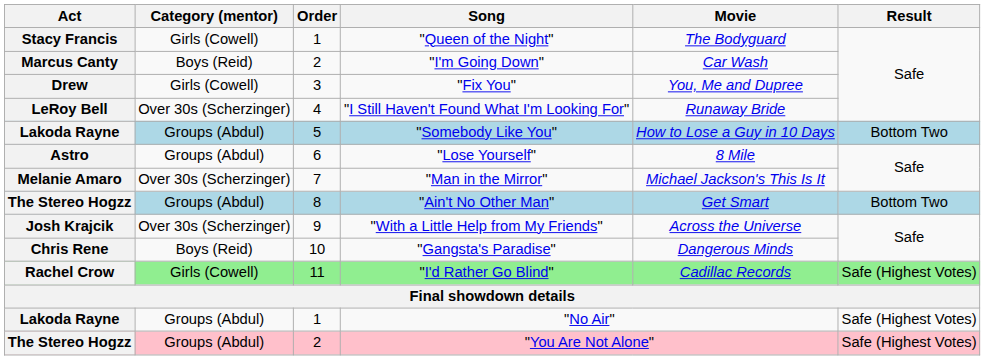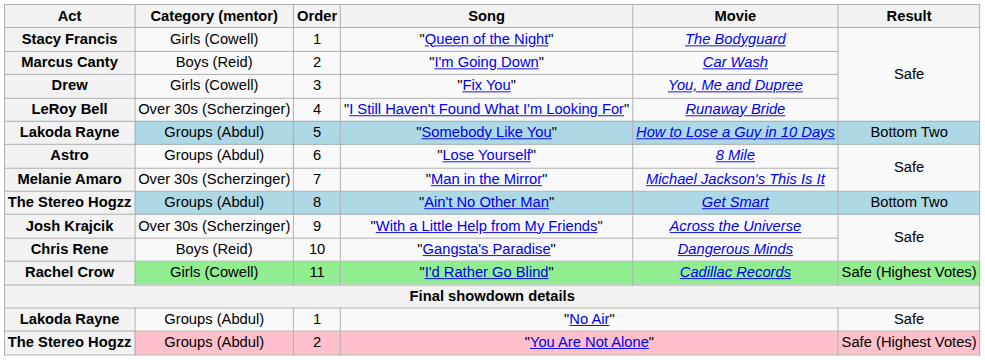(909, 319) Safe (Highest Votes) -> (909, 319) Safe
